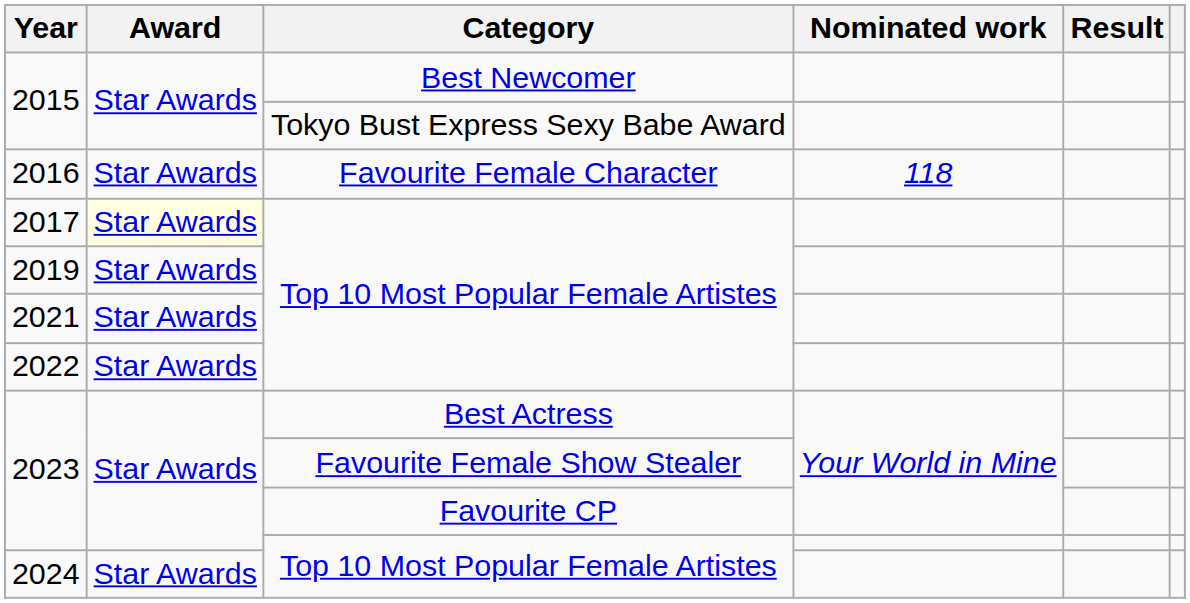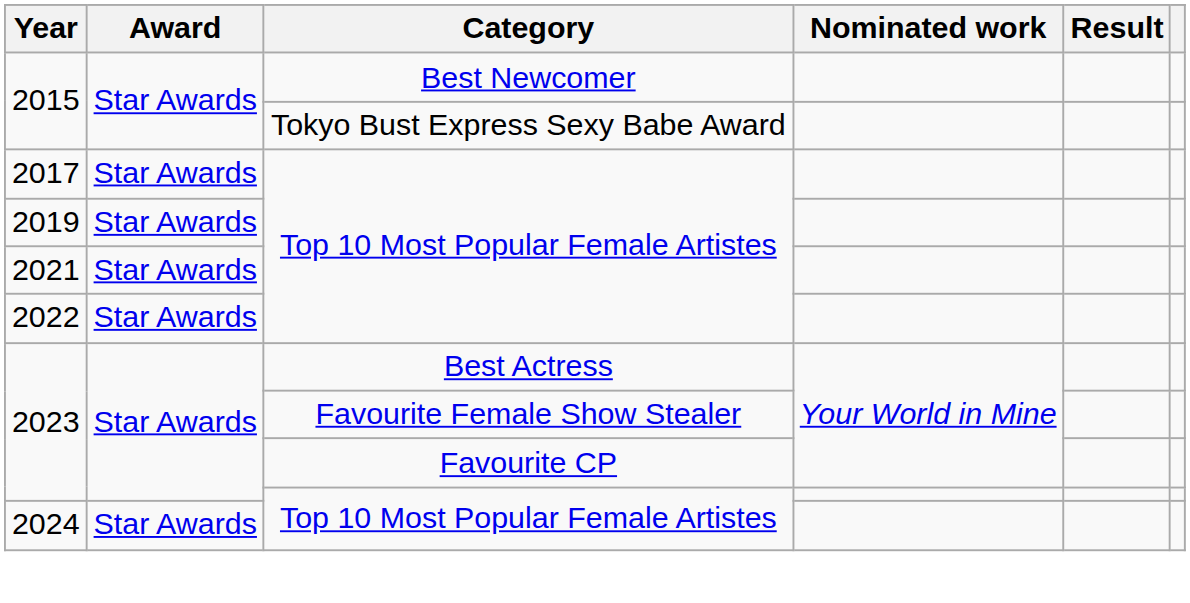- row: (46, 173)
(175, 221) lightyellow background -> (175, 173) no background
